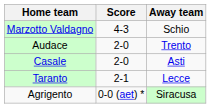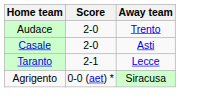- row: (50, 29)
